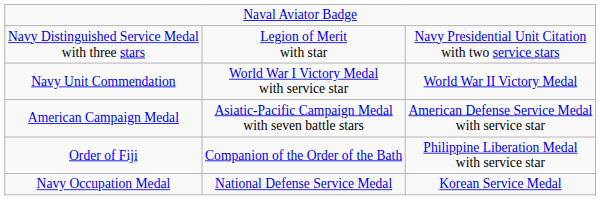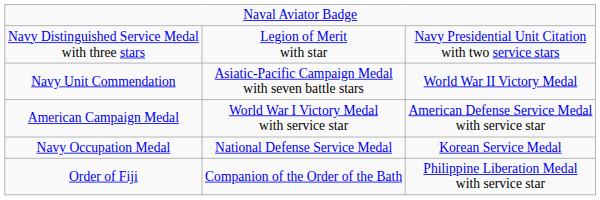(304, 81) World War I Victory Medal with service star -> (304, 81) Asiatic-Pacific Campaign Medal with seven battle stars
(304, 118) Asiatic-Pacific Campaign Medal with seven battle stars -> (304, 118) World War I Victory Medal with service star
rows swapped: (103, 184) <-> (103, 155)
